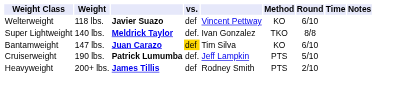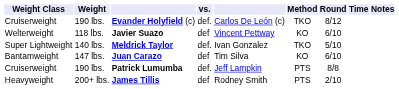+ row: (153, 21)
(310, 33) 8/8 -> (333, 45) 5/10
(191, 45) gold background -> (203, 57) no background
(310, 57) 5/10 -> (333, 68) 8/8
